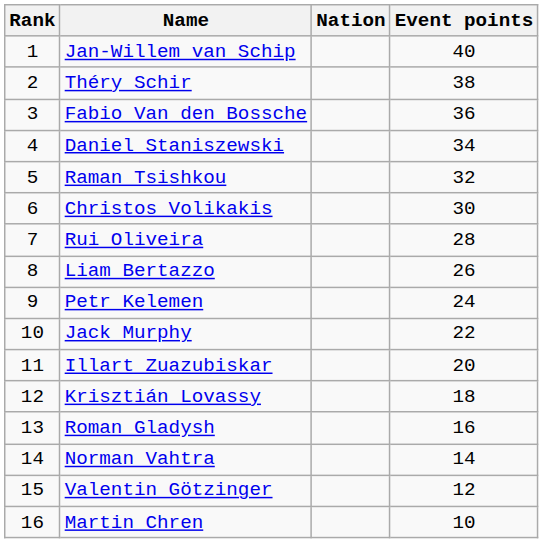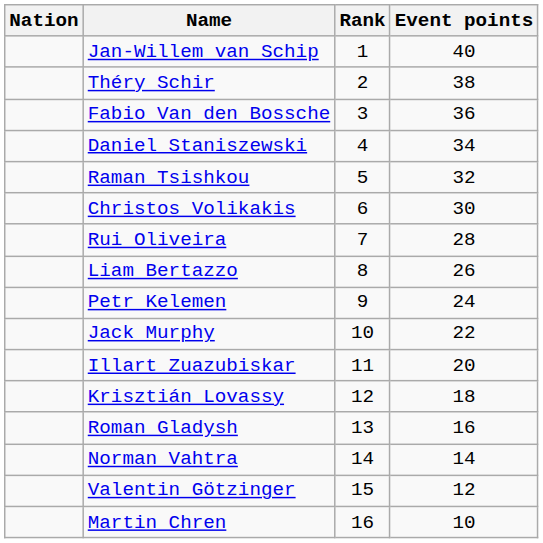columns swapped: (32, 20) <-> (351, 20)
